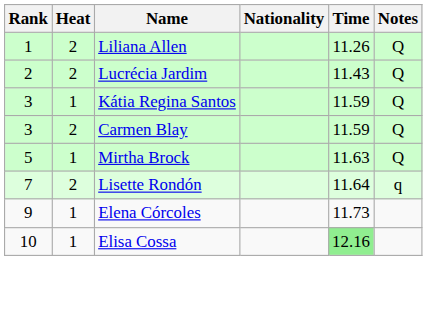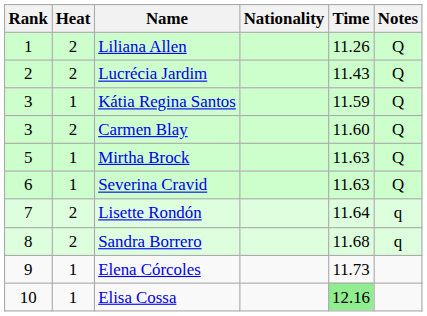(351, 129) 11.59 -> (351, 129) 11.60
+ row: (153, 185)
+ row: (150, 241)
